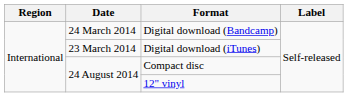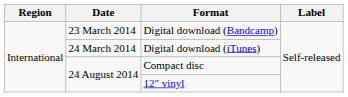(102, 30) 24 March 2014 -> (102, 30) 23 March 2014
(102, 48) 23 March 2014 -> (102, 48) 24 March 2014
